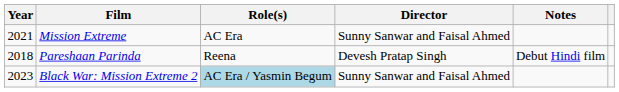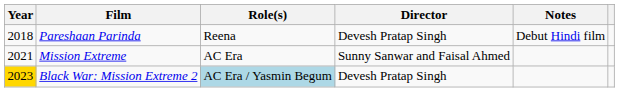rows swapped: (90, 55) <-> (83, 35)
(20, 76) no background -> (20, 76) gold background
(424, 76) Sunny Sanwar and Faisal Ahmed -> (392, 76) Devesh Pratap Singh
